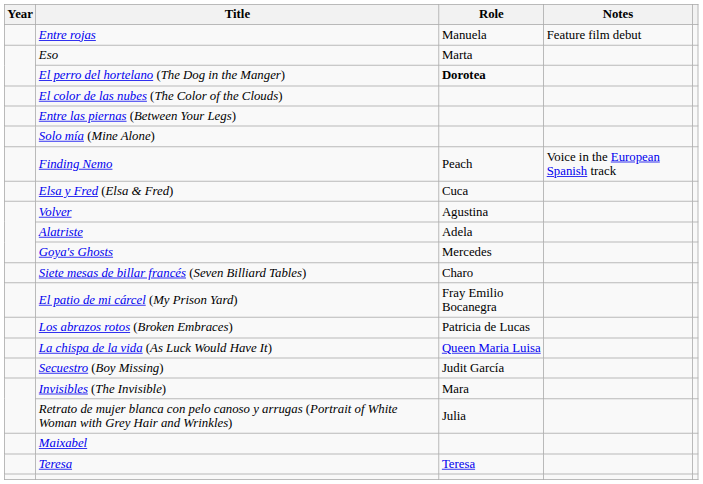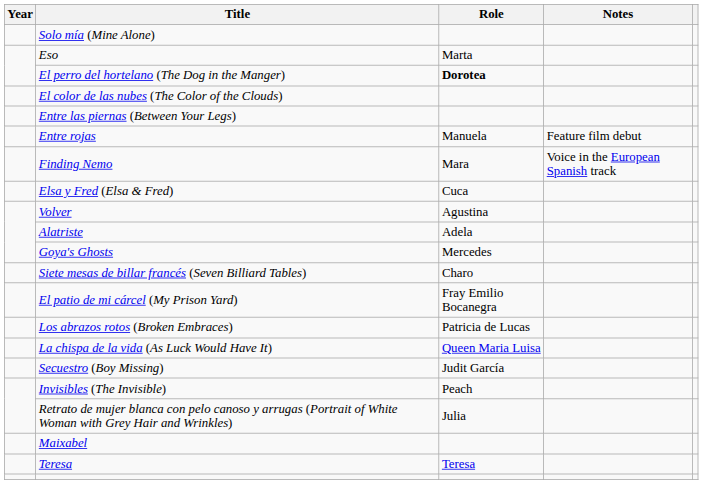rows swapped: (67, 34) <-> (97, 136)
(457, 163) Peach -> (455, 163) Mara
(455, 388) Mara -> (457, 388) Peach
